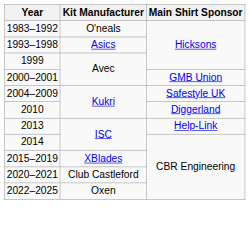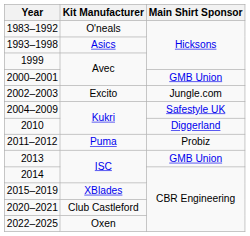+ row: (32, 93)
+ row: (32, 142)
(196, 126) Help-Link -> (196, 158) GMB Union
